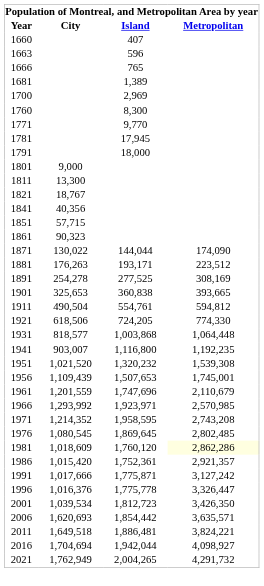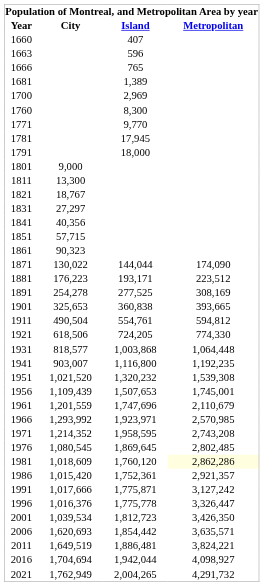+ row: (21, 208)
(71, 264) 176,263 -> (71, 279) 176,223
(71, 532) 1,649,518 -> (71, 546) 1,649,519
